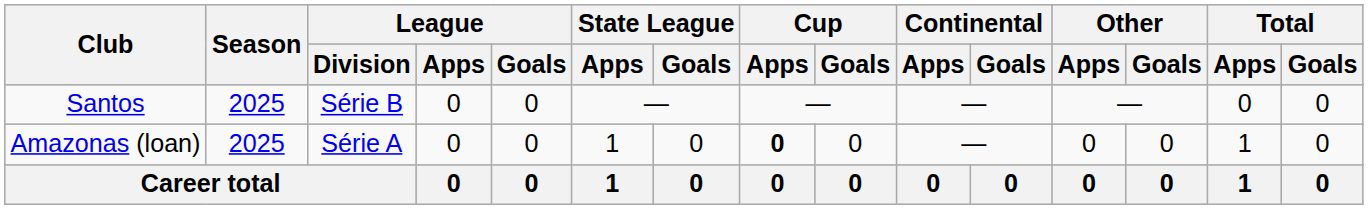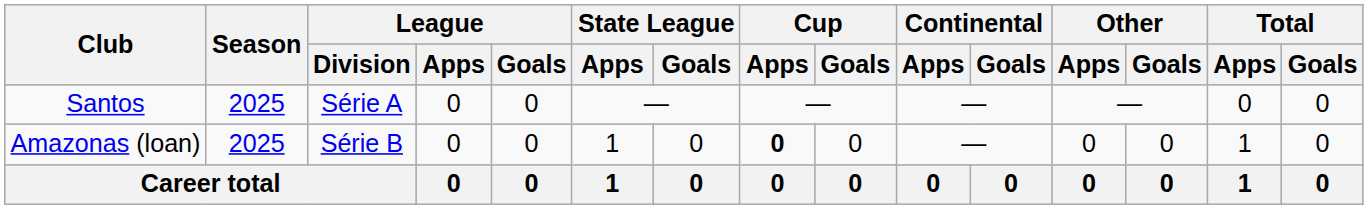(362, 104) Série B -> (362, 104) Série A
(362, 143) Série A -> (362, 143) Série B
